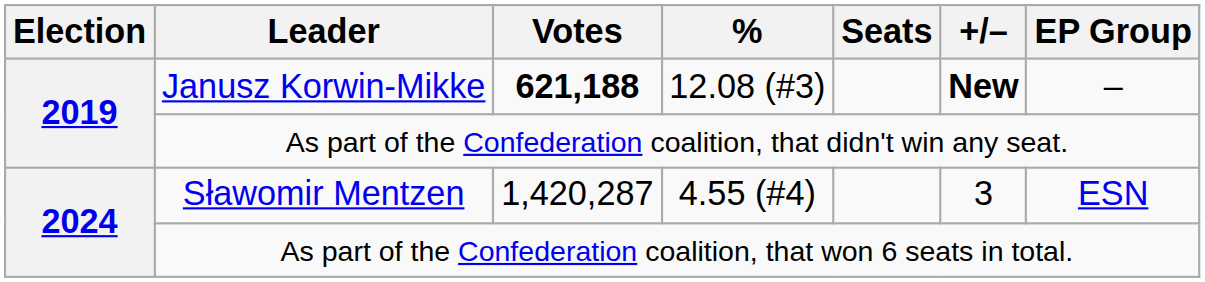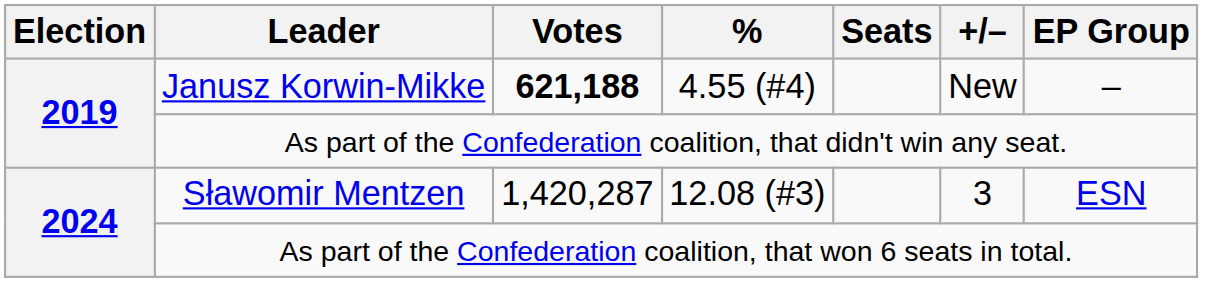(747, 85) 12.08 (#3) -> (747, 85) 4.55 (#4)
(984, 85) bold -> (983, 85) normal
(747, 194) 4.55 (#4) -> (747, 194) 12.08 (#3)
